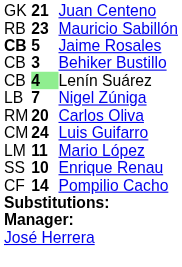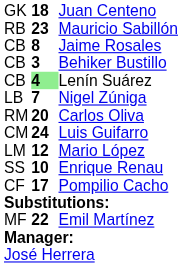(40, 11) 21 -> (40, 11) 18
(15, 46) bold -> (15, 46) normal
(36, 46) 5 -> (36, 46) 8
(40, 150) 11 -> (40, 150) 12
(40, 185) 14 -> (40, 185) 17
+ row: (106, 220)
